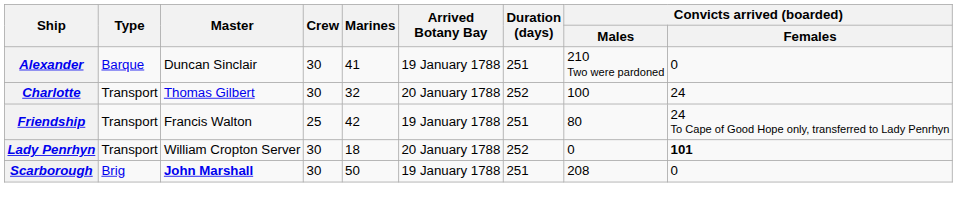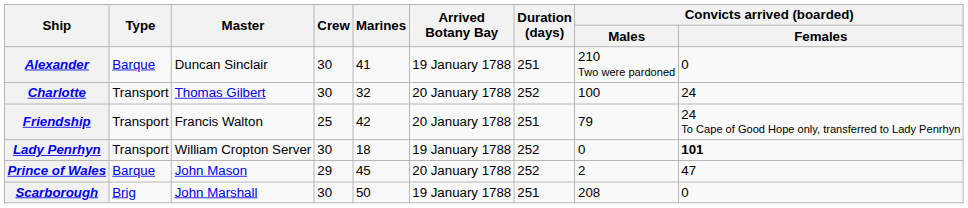(451, 121) 19 January 1788 -> (462, 121) 20 January 1788
(575, 121) 80 -> (585, 121) 79
(451, 150) 20 January 1788 -> (462, 150) 19 January 1788
+ row: (57, 171)
(209, 171) bold -> (216, 192) normal
